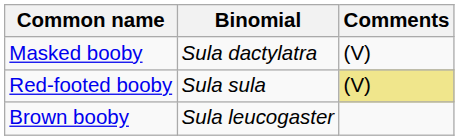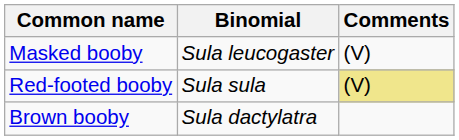(249, 53) Sula dactylatra -> (258, 53) Sula leucogaster
(258, 118) Sula leucogaster -> (249, 118) Sula dactylatra
